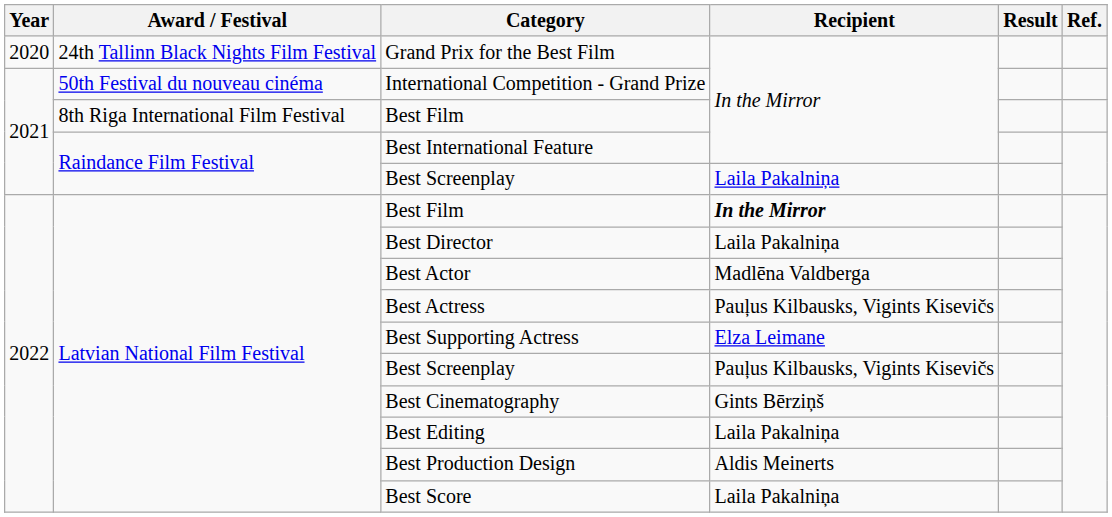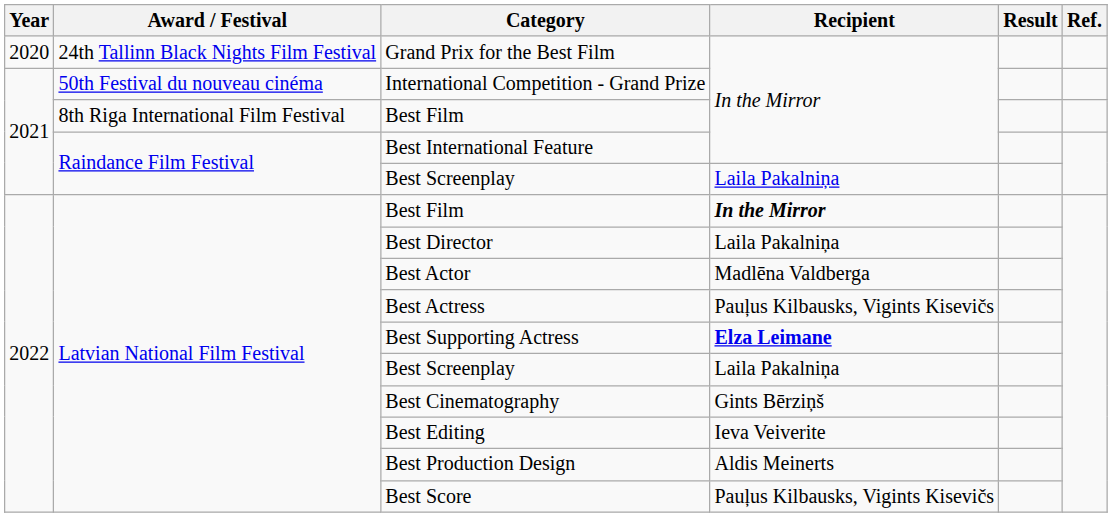(770, 337) normal -> (773, 337) bold
(854, 369) Pauļus Kilbausks, Vigints Kisevičs -> (777, 369) Laila Pakalniņa
(777, 432) Laila Pakalniņa -> (770, 432) Ieva Veiverite
(777, 496) Laila Pakalniņa -> (854, 496) Pauļus Kilbausks, Vigints Kisevičs
